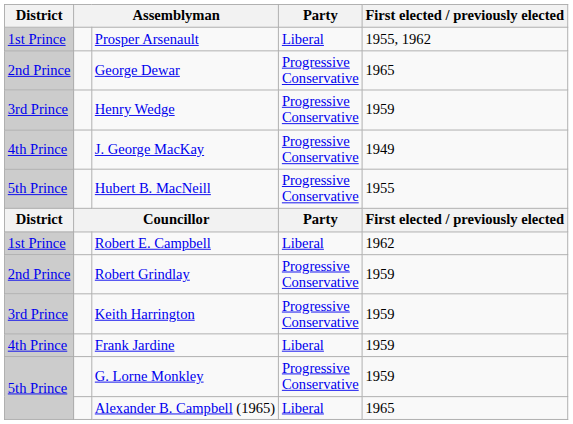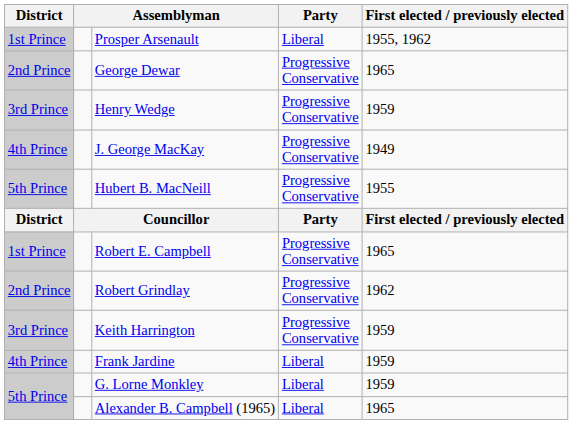(303, 243) Liberal -> (320, 251) Progressive Conservative
(380, 243) 1962 -> (380, 251) 1965
(380, 274) 1959 -> (380, 290) 1962
(320, 376) Progressive Conservative -> (303, 384) Liberal
